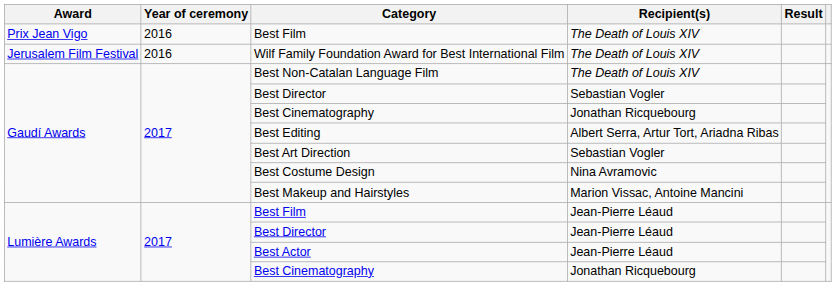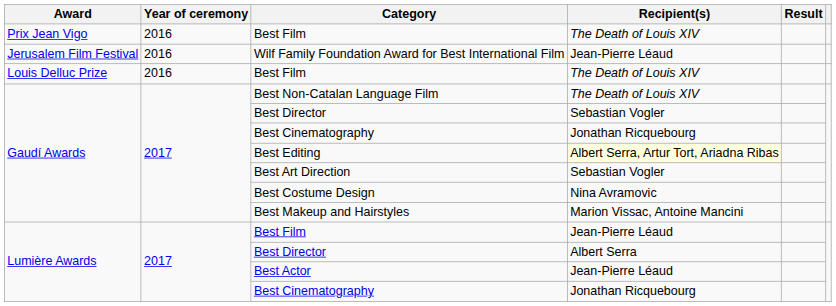(635, 53) The Death of Louis XIV -> (621, 53) Jean-Pierre Léaud
+ row: (57, 73)
(674, 133) no background -> (674, 152) lightyellow background
(621, 232) Jean-Pierre Léaud -> (603, 251) Albert Serra
